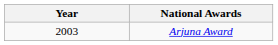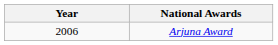(67, 31) 2003 -> (67, 31) 2006
